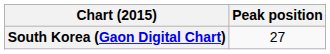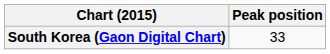(277, 37) 27 -> (277, 37) 33
